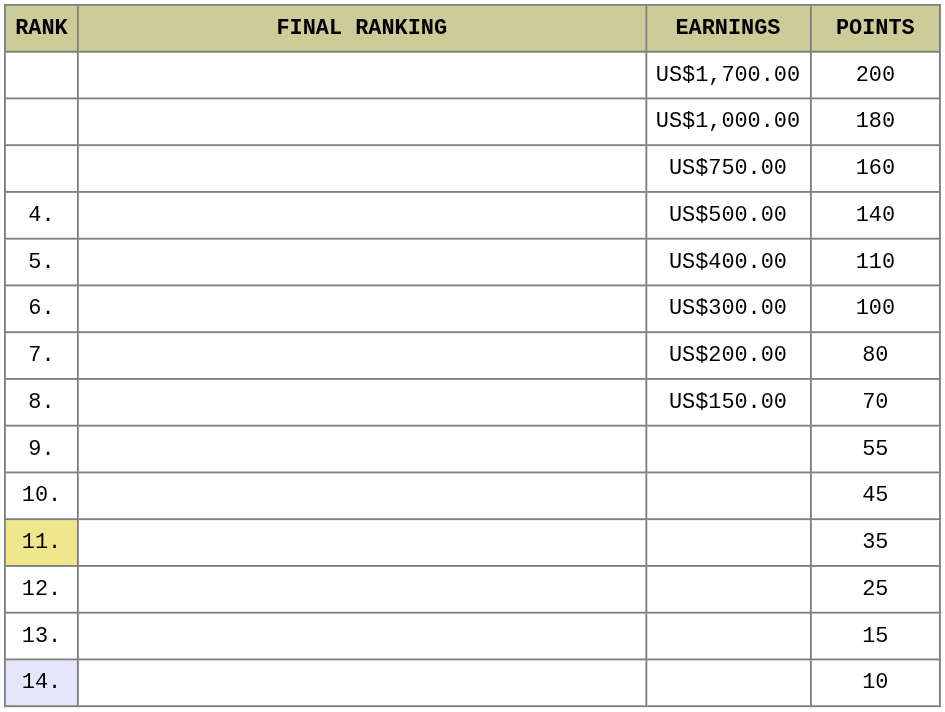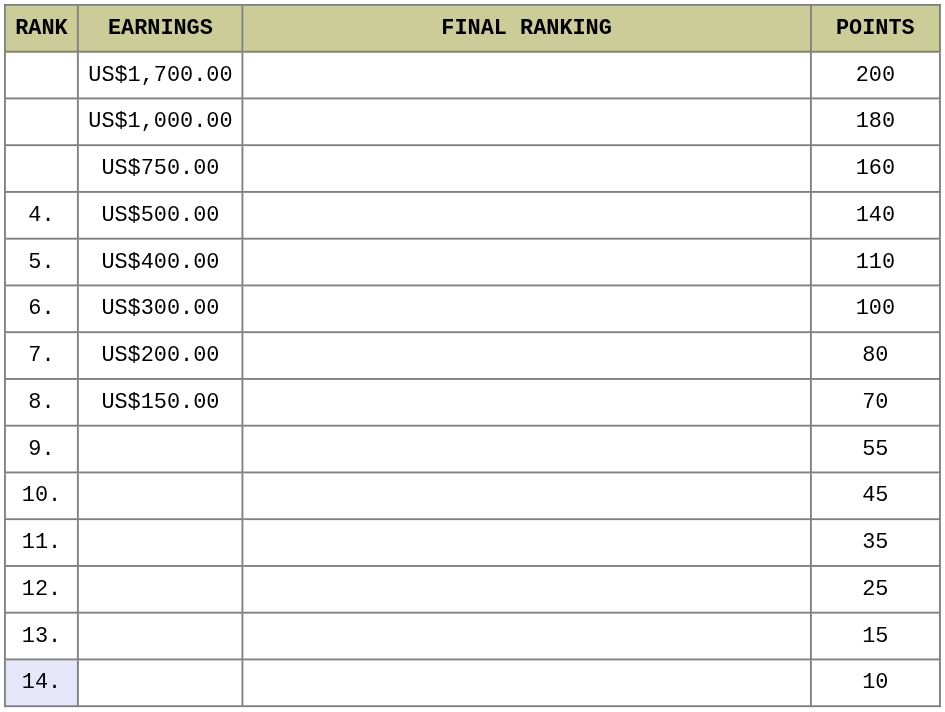columns swapped: (362, 28) <-> (728, 28)
(41, 543) khaki background -> (41, 543) no background
